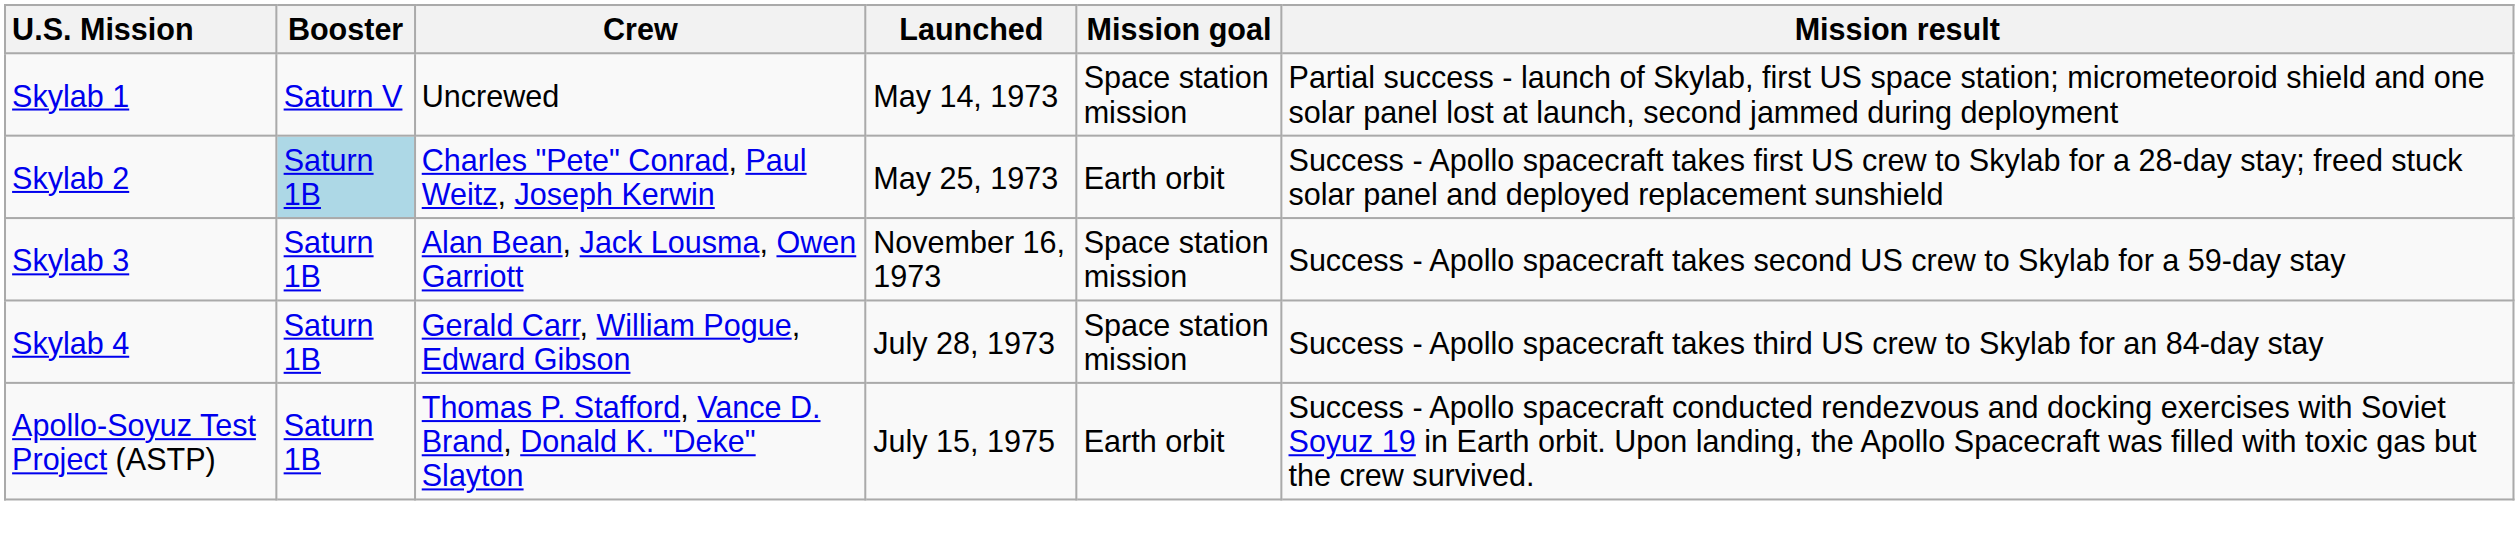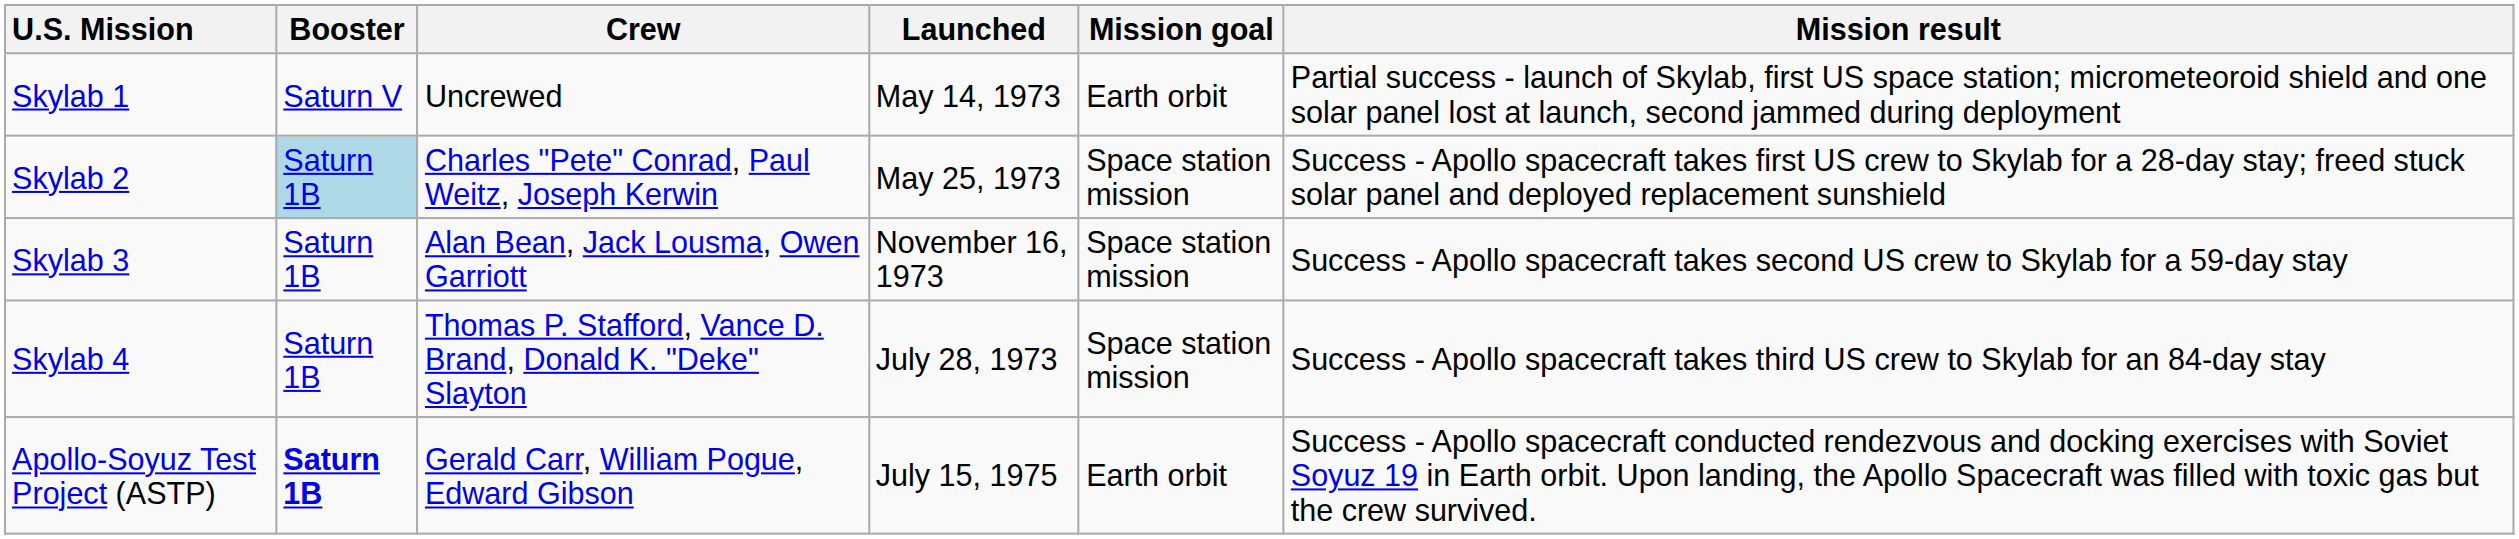(1176, 95) Space station mission -> (1157, 95) Earth orbit
(1154, 177) Earth orbit -> (1179, 177) Space station mission
(611, 342) Gerald Carr, William Pogue, Edward Gibson -> (624, 360) Thomas P. Stafford, Vance D. Brand, Donald K. "Deke" Slayton
(329, 442) normal -> (332, 476) bold
(621, 442) Thomas P. Stafford, Vance D. Brand, Donald K. "Deke" Slayton -> (614, 476) Gerald Carr, William Pogue, Edward Gibson
